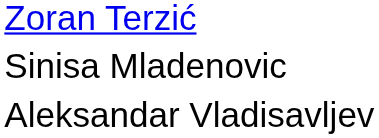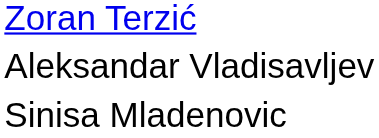rows swapped: (189, 115) <-> (146, 66)
